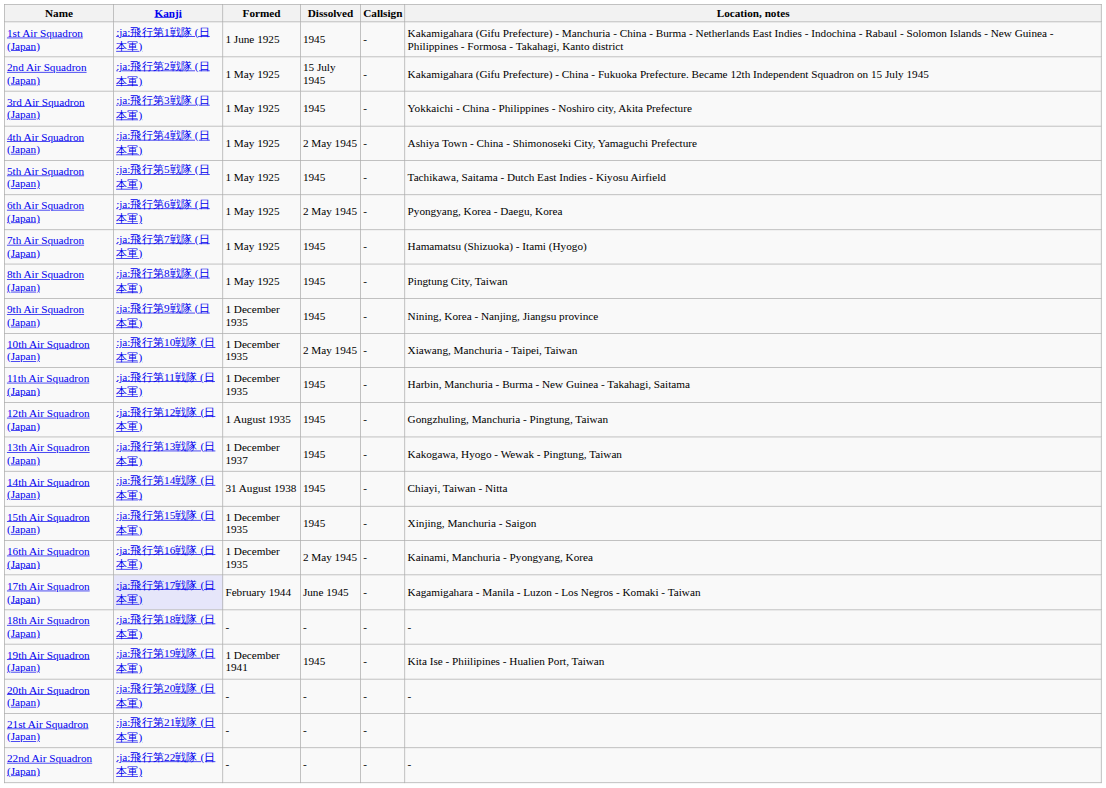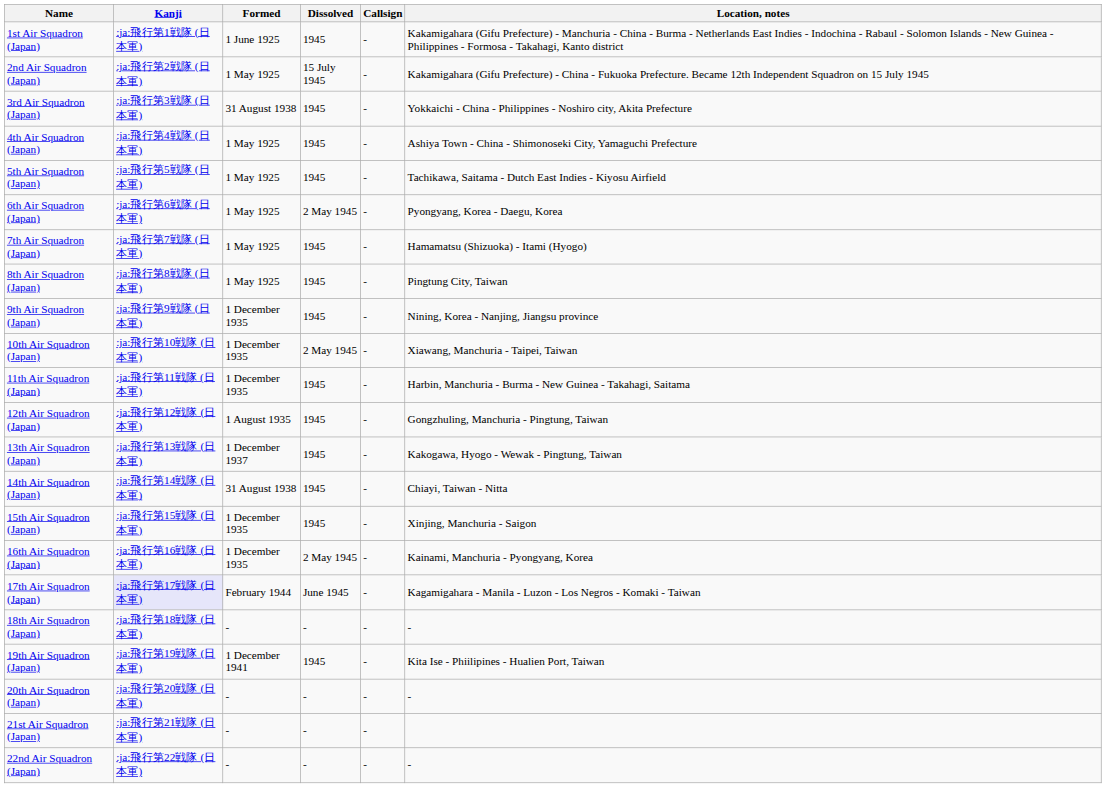(252, 108) 1 May 1925 -> (261, 108) 31 August 1938
(330, 143) 2 May 1945 -> (314, 143) 1945
